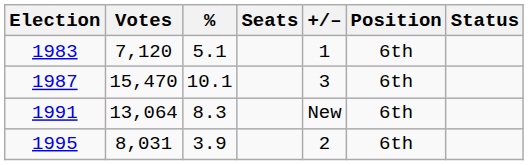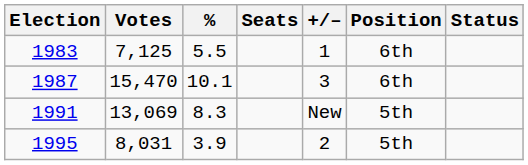(144, 51) 7,120 -> (144, 51) 7,125
(210, 51) 5.1 -> (210, 51) 5.5
(144, 113) 13,064 -> (144, 113) 13,069
(396, 113) 6th -> (396, 113) 5th
(396, 144) 6th -> (396, 144) 5th
